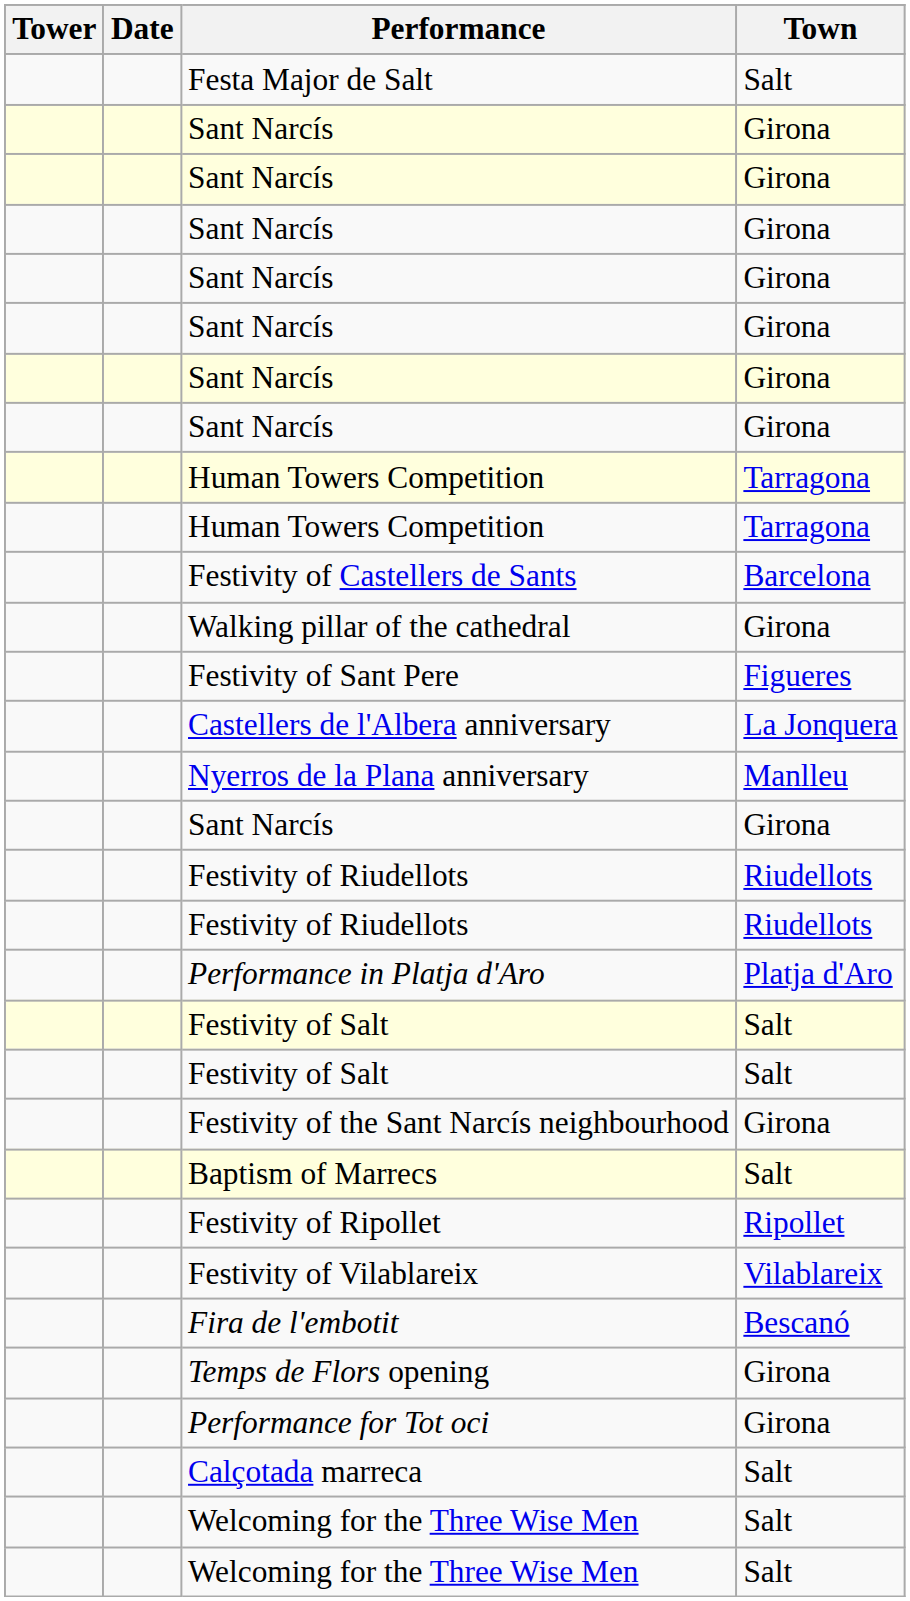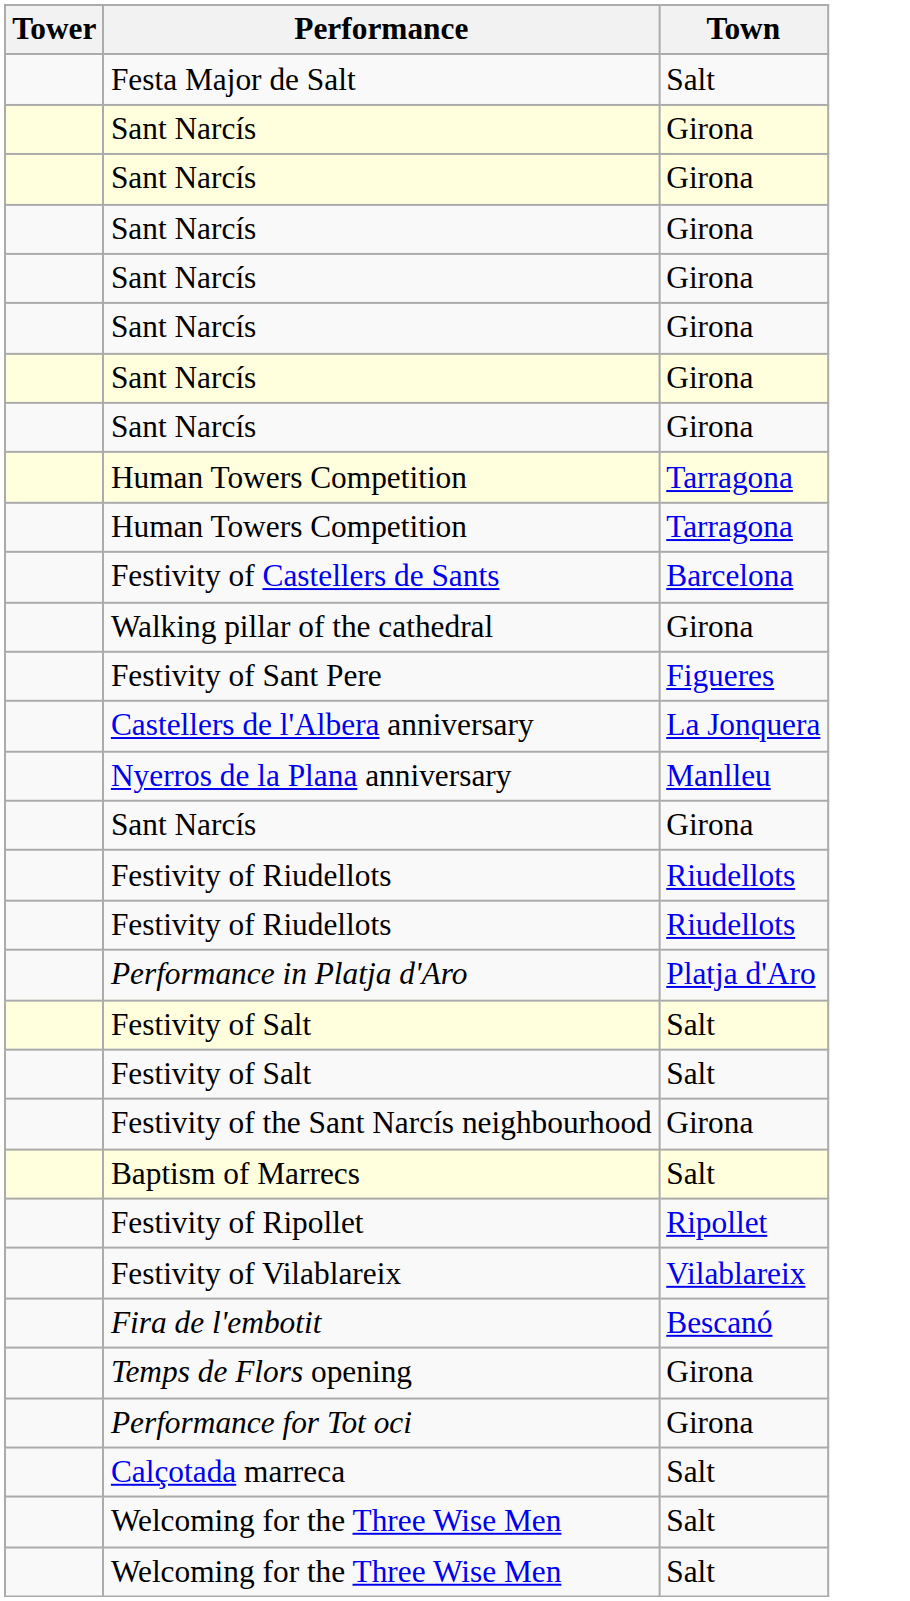- column: (142, 29)
